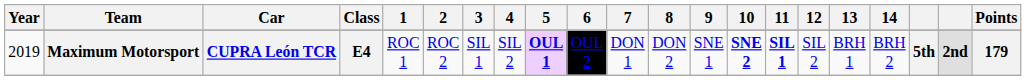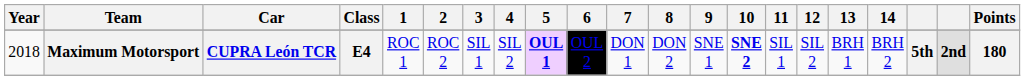(24, 52) 2019 -> (24, 52) 2018
(782, 52) bold -> (781, 52) normal
(996, 52) 179 -> (995, 52) 180
